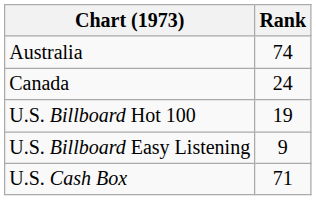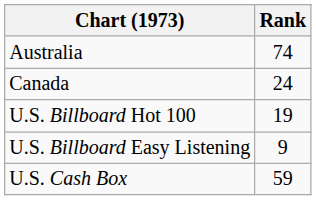(283, 178) 71 -> (283, 178) 59
